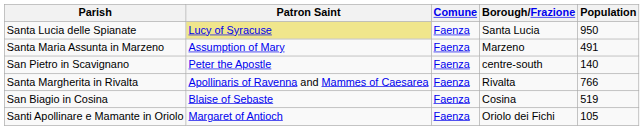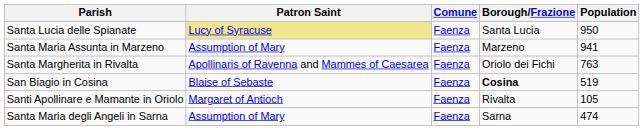(589, 47) 491 -> (589, 47) 941
- row: (68, 64)
(499, 82) Rivalta -> (518, 64) Oriolo dei Fichi
(589, 82) 766 -> (589, 64) 763
(499, 99) normal -> (500, 82) bold
(518, 116) Oriolo dei Fichi -> (499, 99) Rivalta
+ row: (87, 116)
